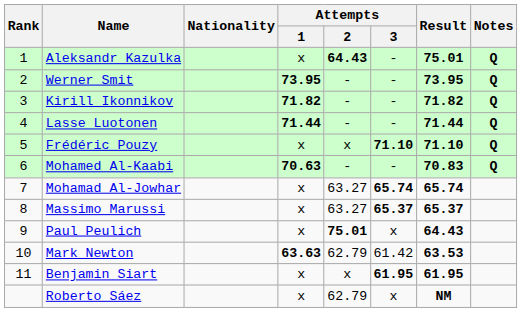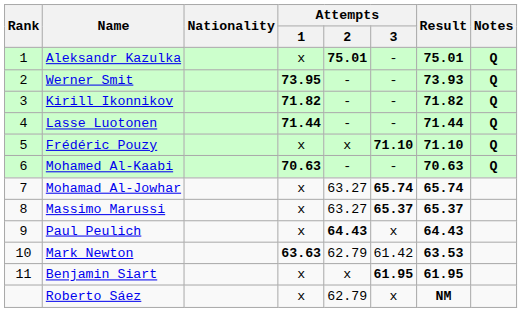(347, 59) 64.43 -> (347, 59) 75.01
(443, 80) 73.95 -> (443, 80) 73.93
(443, 167) 70.83 -> (443, 167) 70.63
(347, 231) 75.01 -> (347, 231) 64.43
